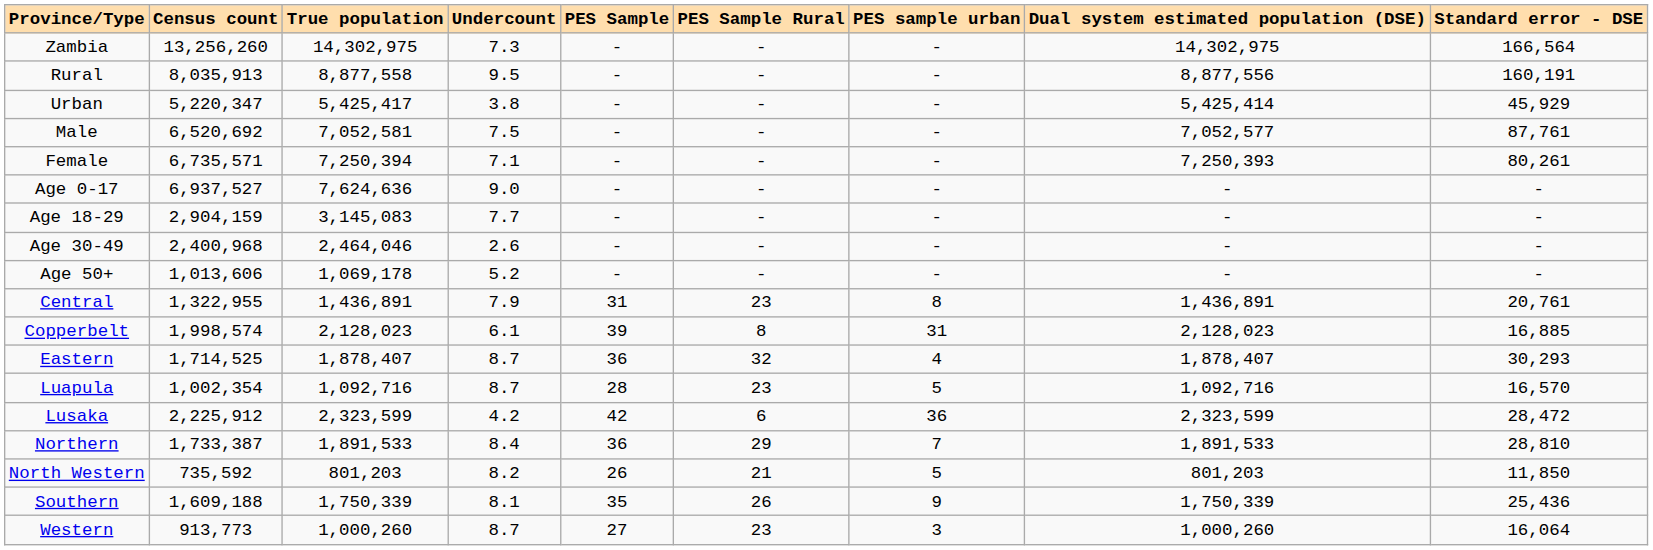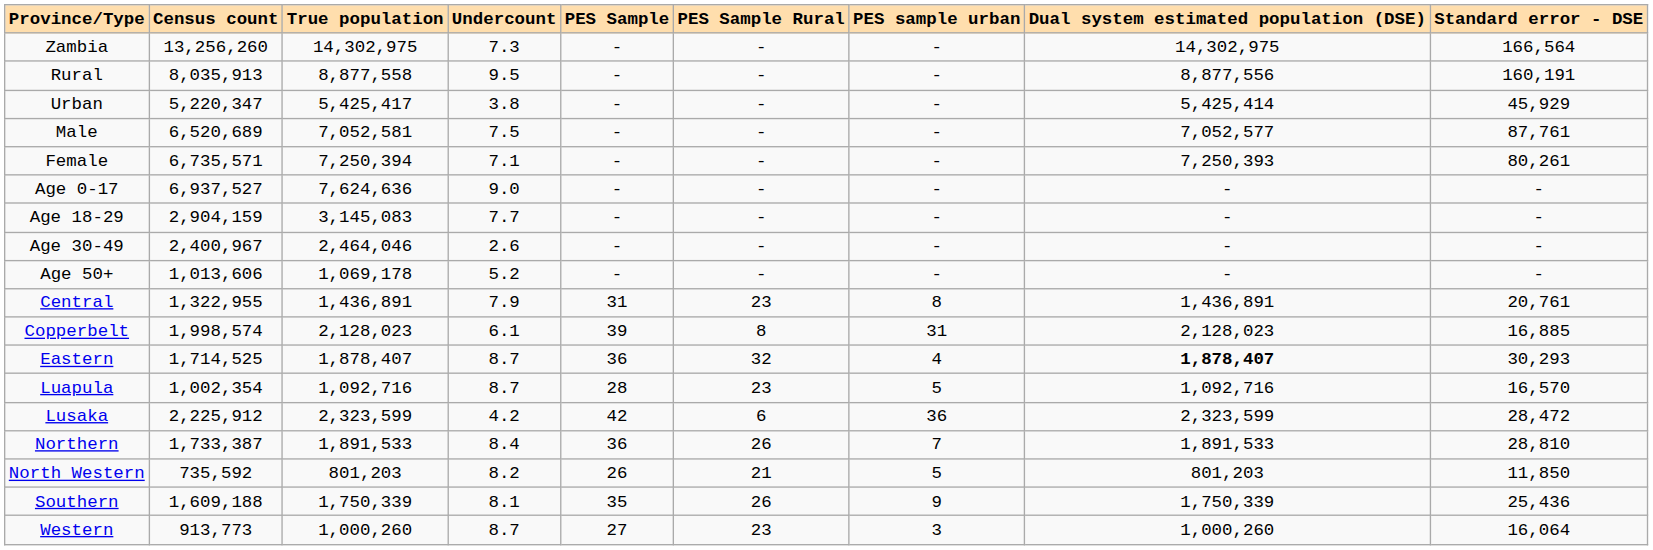(216, 132) 6,520,692 -> (216, 132) 6,520,689
(216, 246) 2,400,968 -> (216, 246) 2,400,967
(1227, 360) normal -> (1227, 360) bold
(761, 445) 29 -> (761, 445) 26
